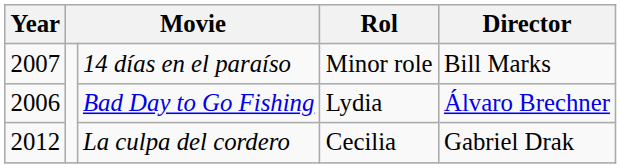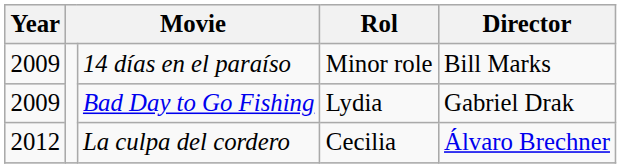(35, 63) 2007 -> (35, 63) 2009
(35, 102) 2006 -> (35, 102) 2009
(527, 102) Álvaro Brechner -> (509, 102) Gabriel Drak
(509, 142) Gabriel Drak -> (527, 142) Álvaro Brechner
